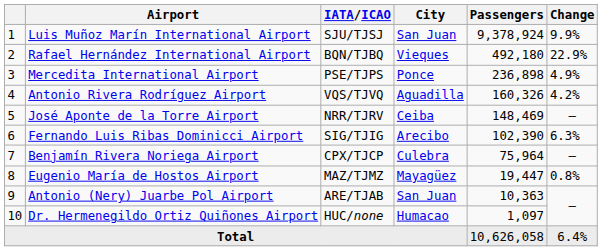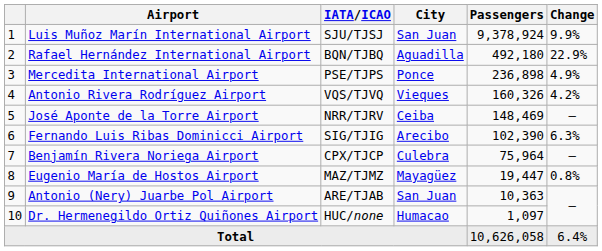(423, 55) Vieques -> (430, 55) Aguadilla
(430, 95) Aguadilla -> (423, 95) Vieques
